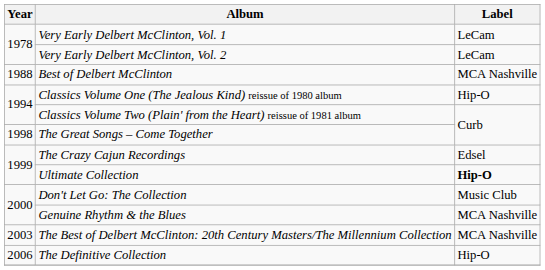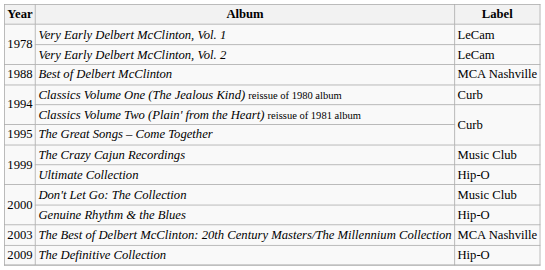(474, 94) Hip-O -> (470, 94) Curb
(20, 134) 1998 -> (20, 134) 1995
(471, 154) Edsel -> (487, 154) Music Club
(475, 174) bold -> (474, 174) normal
(497, 214) MCA Nashville -> (474, 214) Hip-O
(20, 255) 2006 -> (20, 255) 2009
